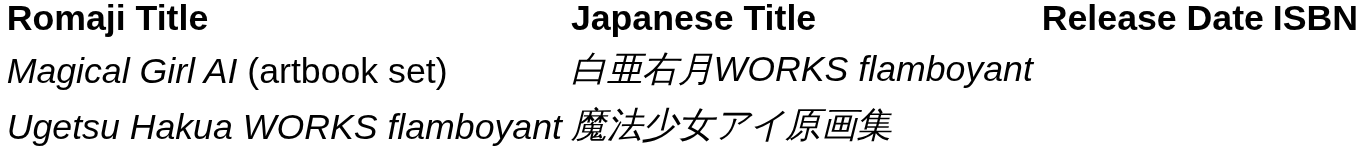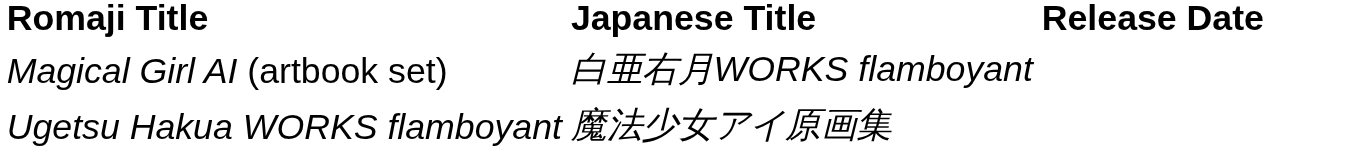- column: (1315, 18)
